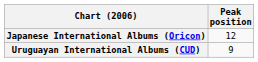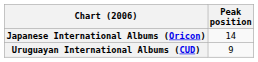(231, 36) 12 -> (231, 36) 14
